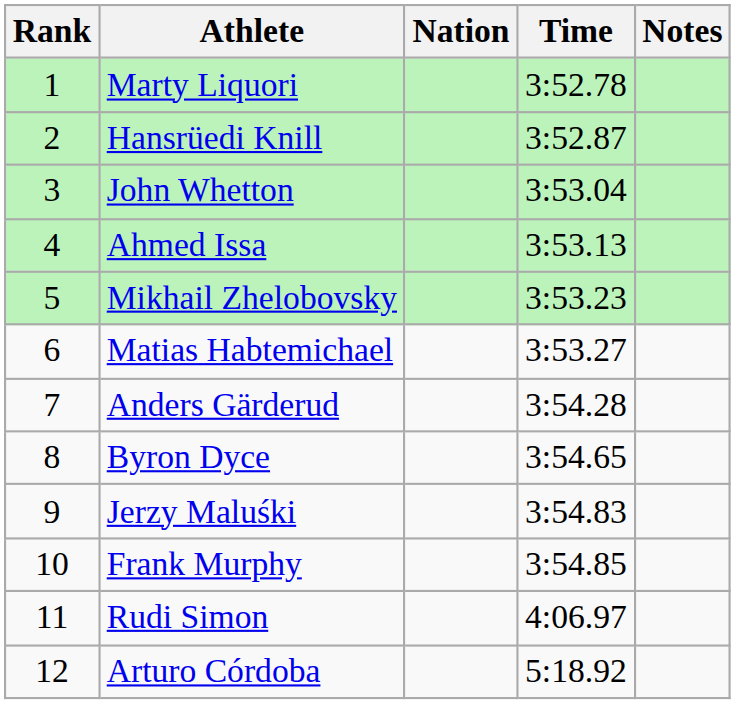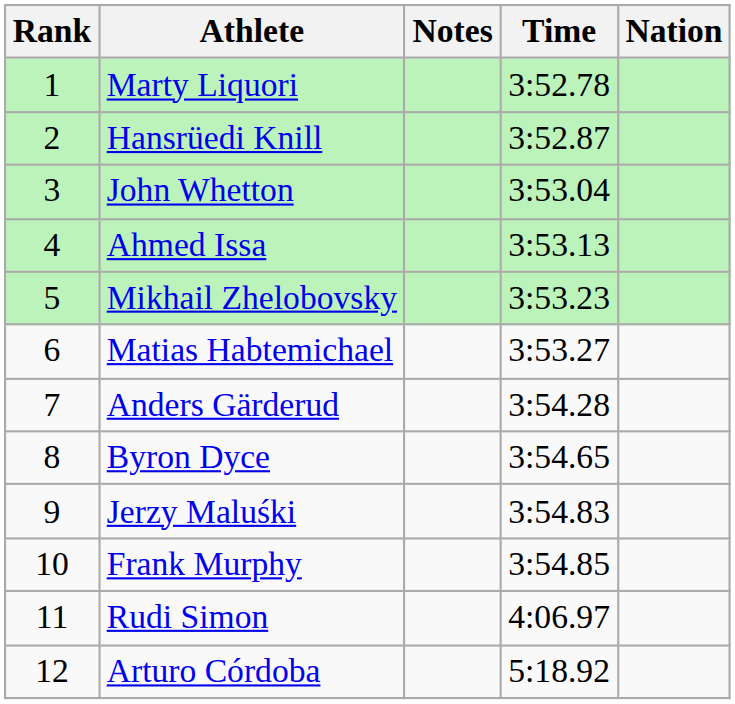columns swapped: (461, 31) <-> (682, 31)
